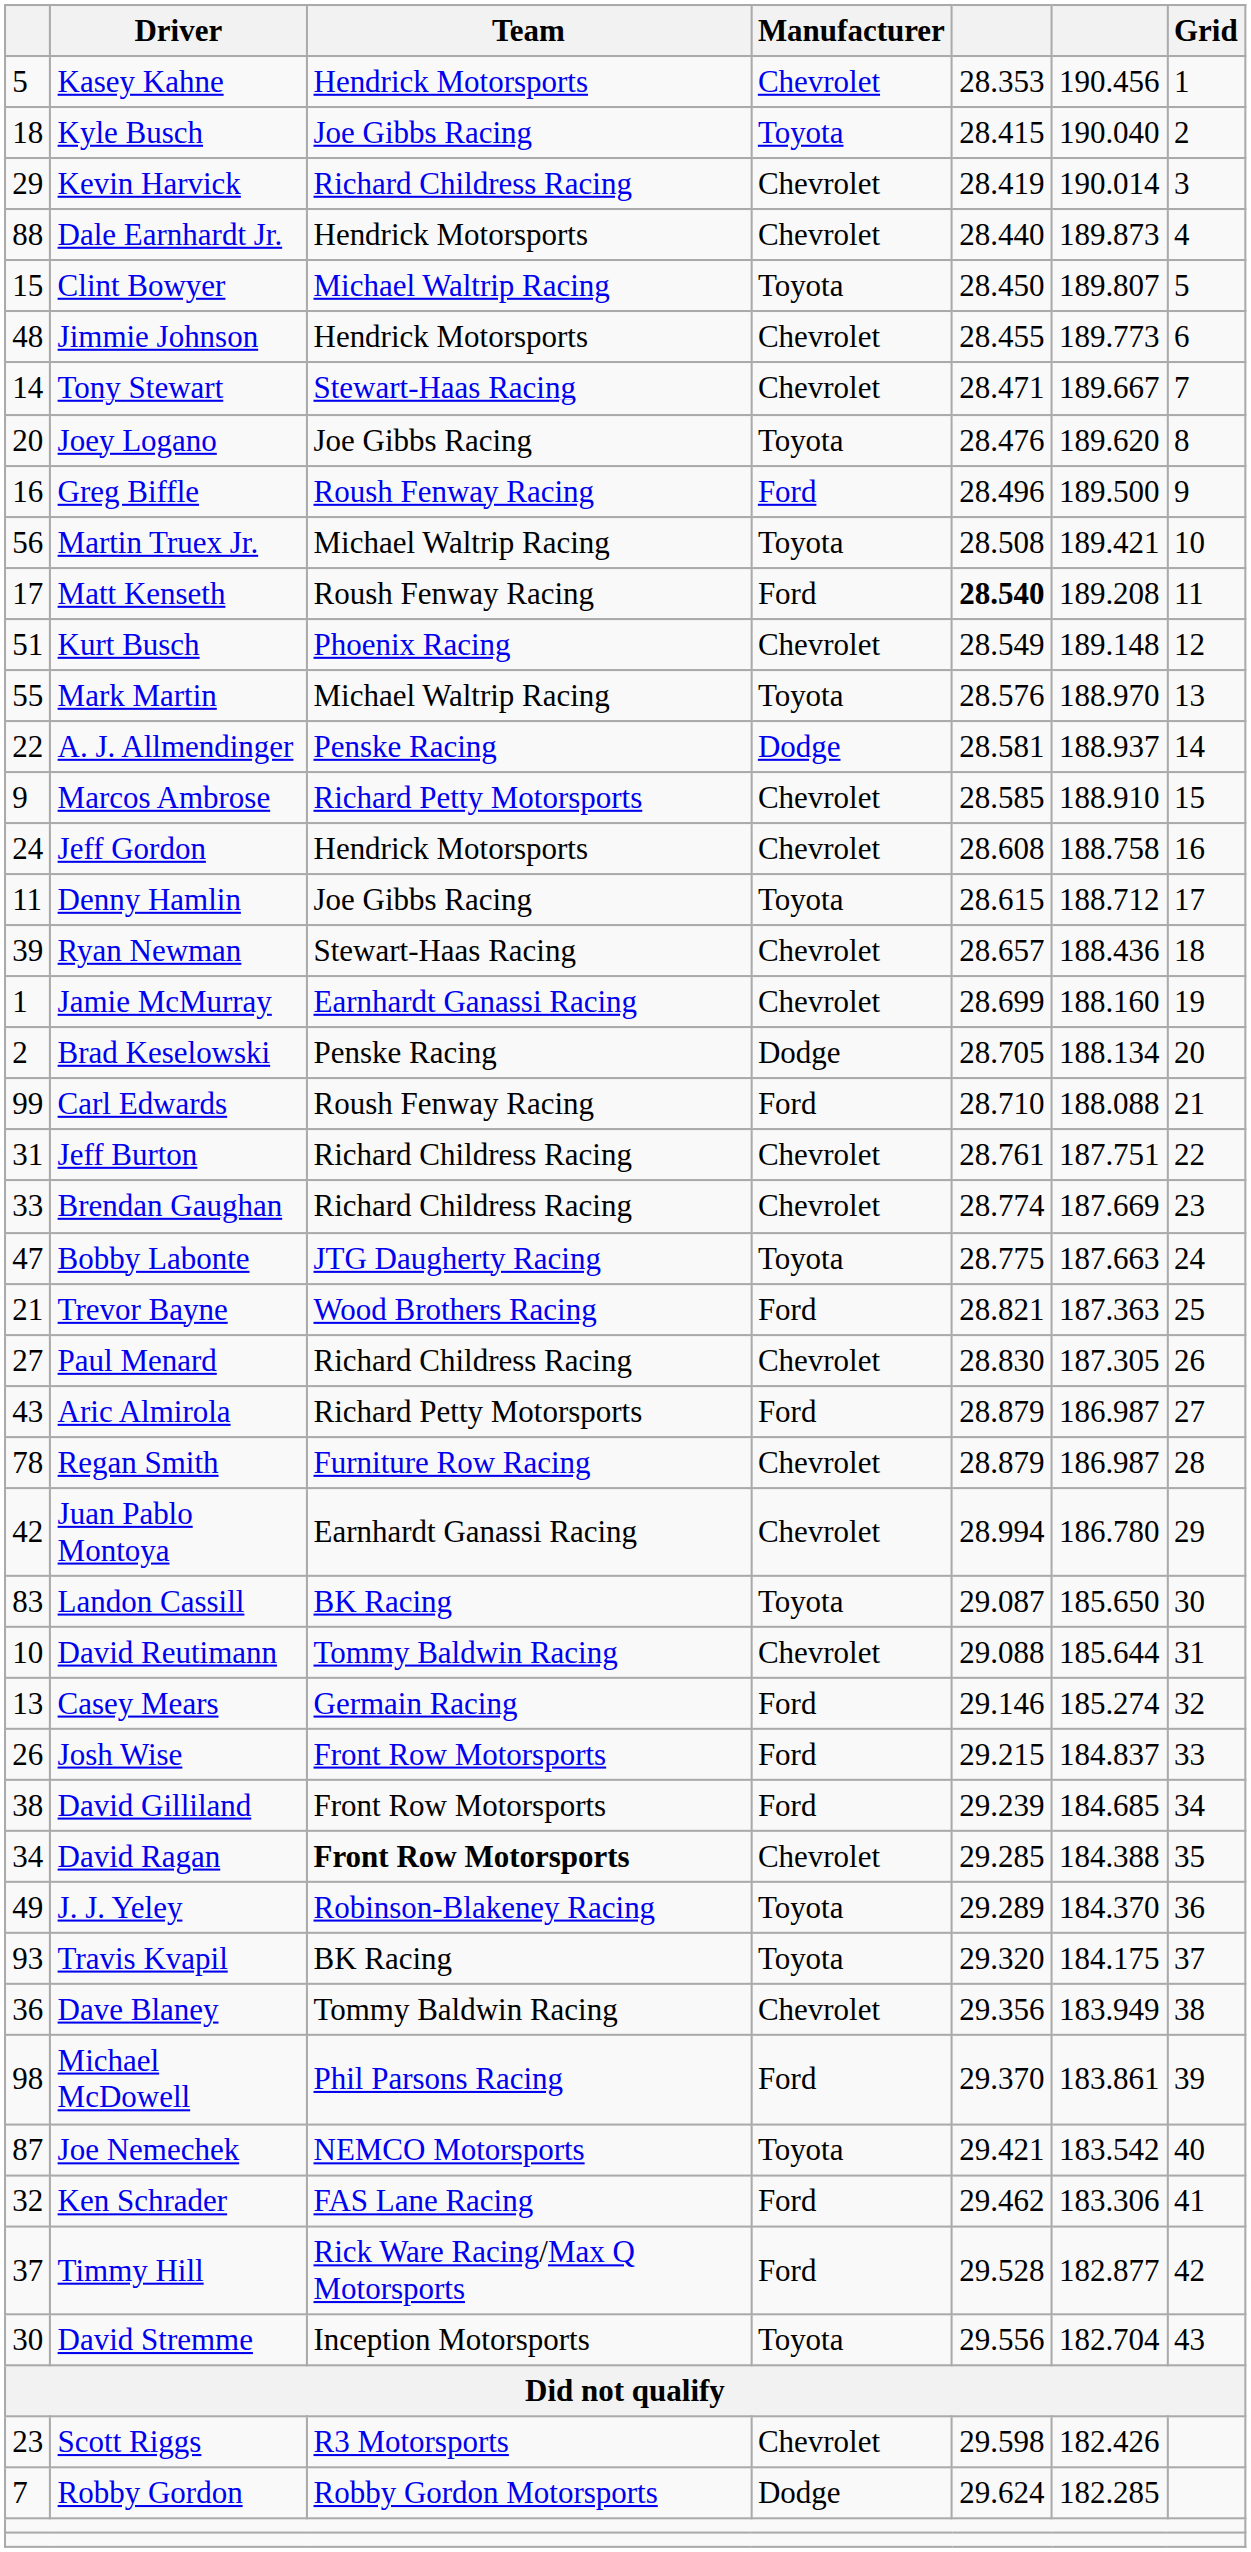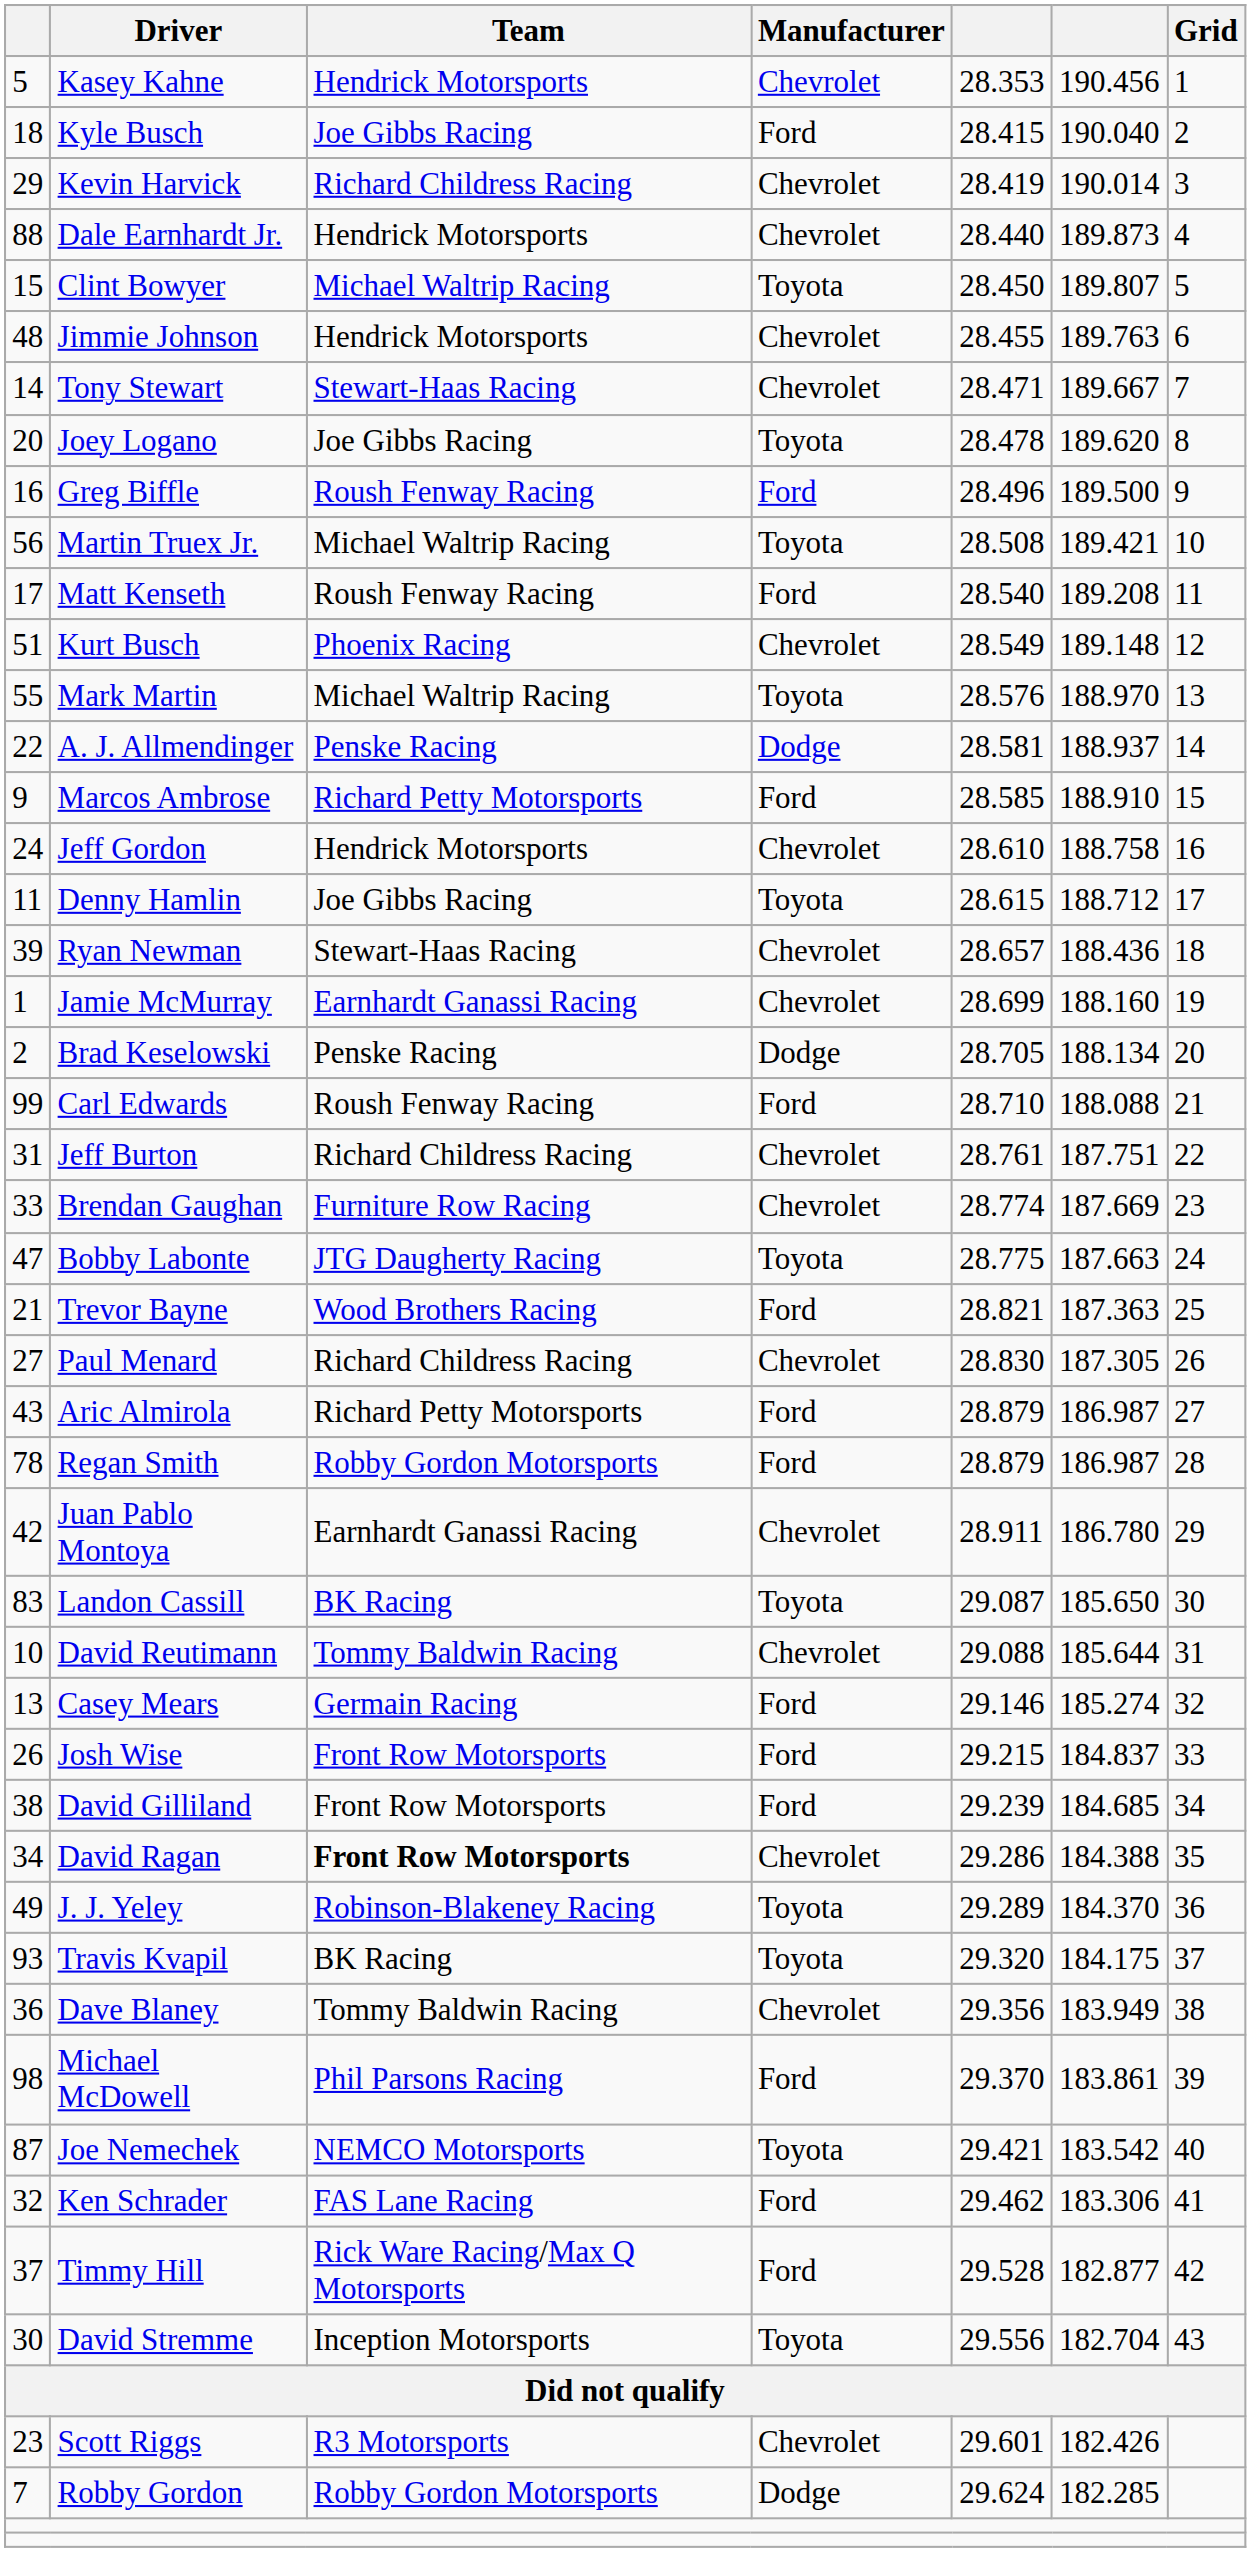(801, 132) Toyota -> (787, 132) Ford
(1109, 337) 189.773 -> (1109, 337) 189.763
(1002, 439) 28.476 -> (1002, 439) 28.478
(1002, 592) bold -> (1002, 592) normal
(819, 797) Chevrolet -> (787, 797) Ford
(1002, 848) 28.608 -> (1002, 848) 28.610
(473, 1206) Richard Childress Racing -> (452, 1206) Furniture Row Racing
(452, 1461) Furniture Row Racing -> (486, 1461) Robby Gordon Motorsports
(819, 1461) Chevrolet -> (787, 1461) Ford
(1002, 1531) 28.994 -> (1001, 1531) 28.911
(1002, 1856) 29.285 -> (1002, 1856) 29.286
(1002, 2441) 29.598 -> (1002, 2441) 29.601
